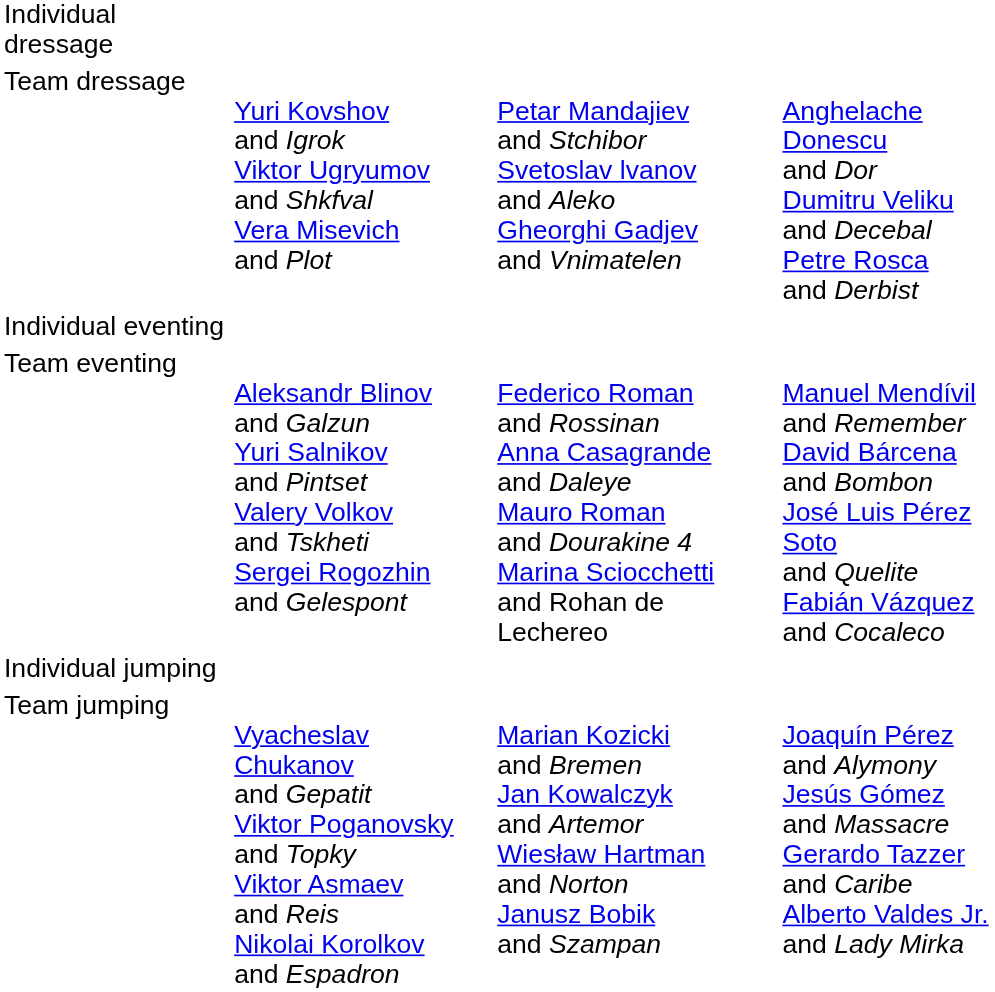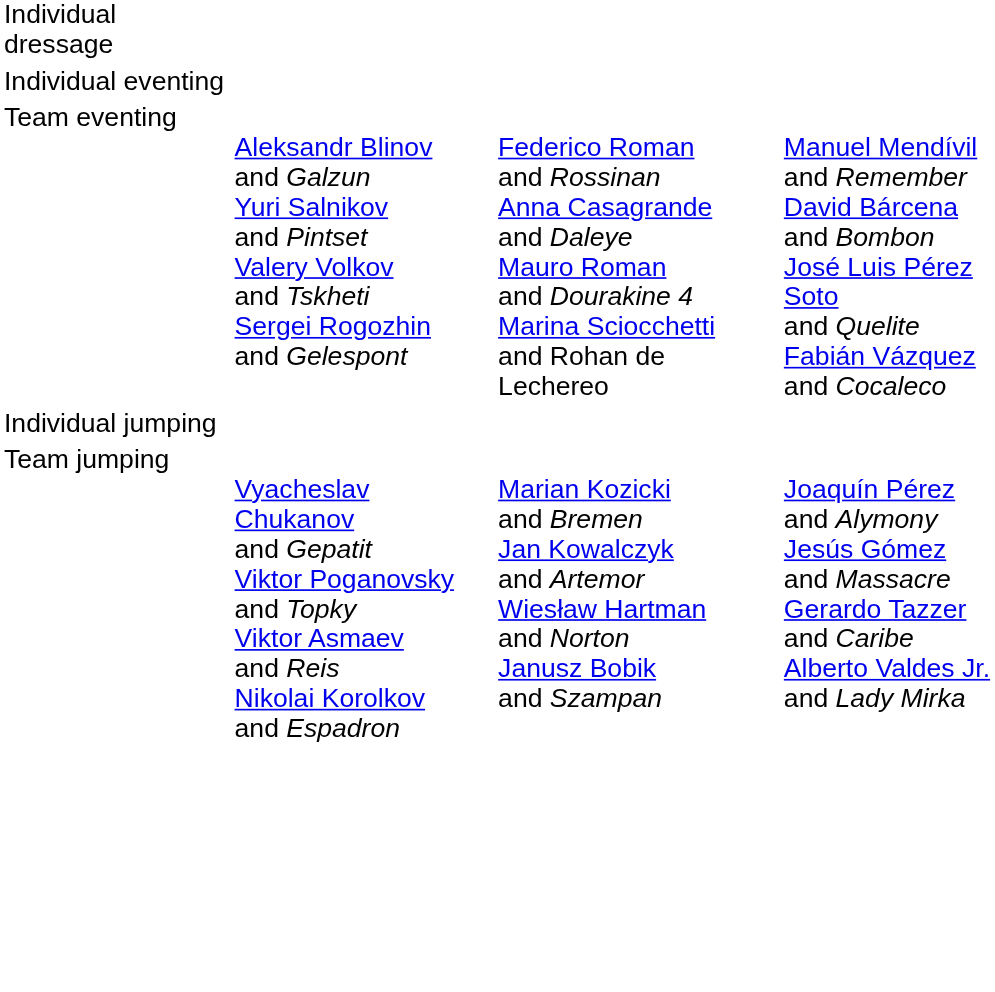- row: (95, 80)
